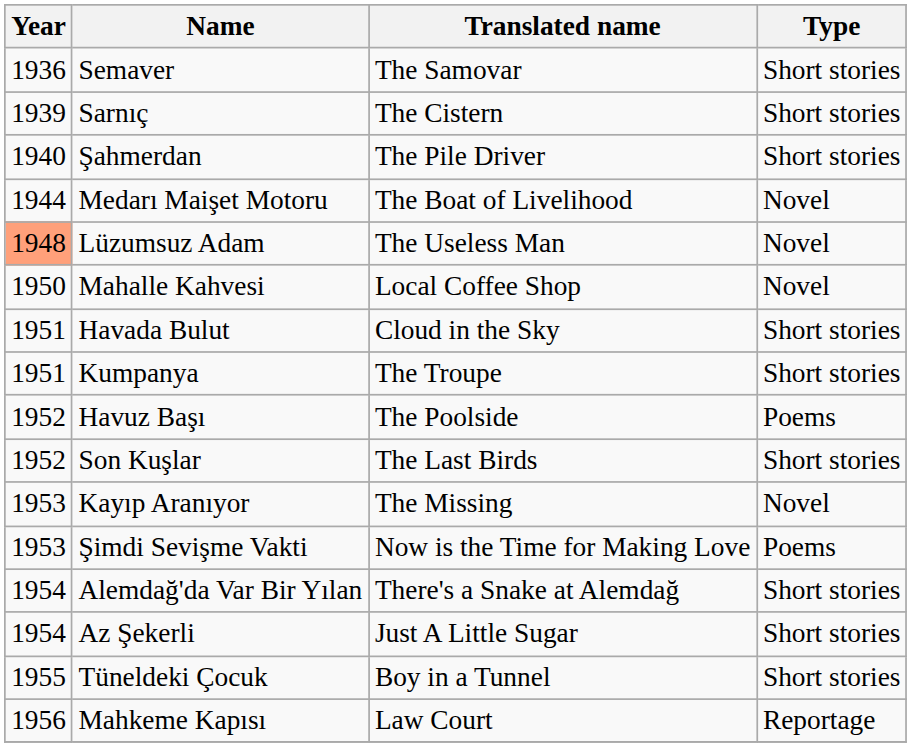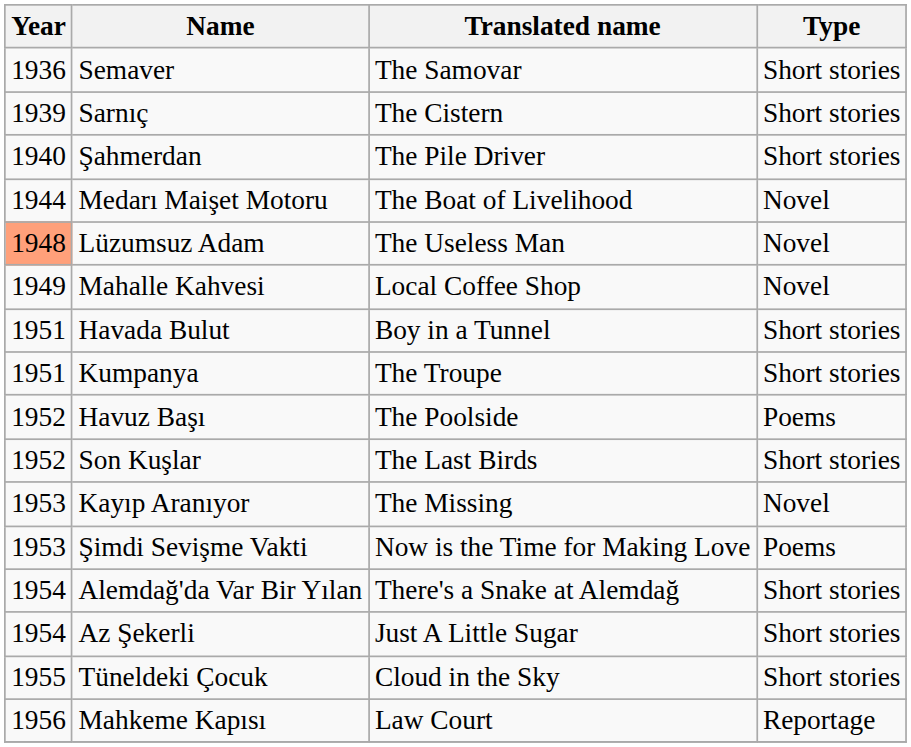(39, 286) 1950 -> (39, 286) 1949
(467, 329) Cloud in the Sky -> (463, 329) Boy in a Tunnel
(463, 677) Boy in a Tunnel -> (467, 677) Cloud in the Sky
